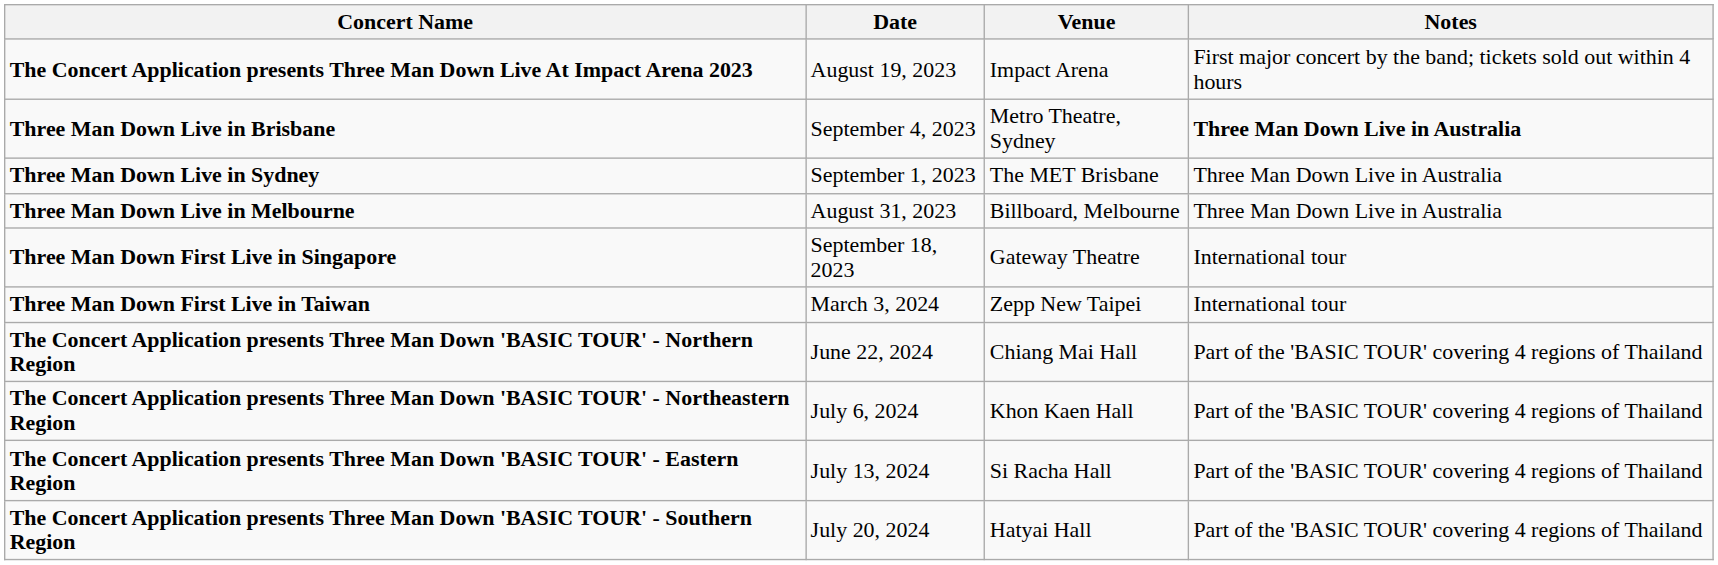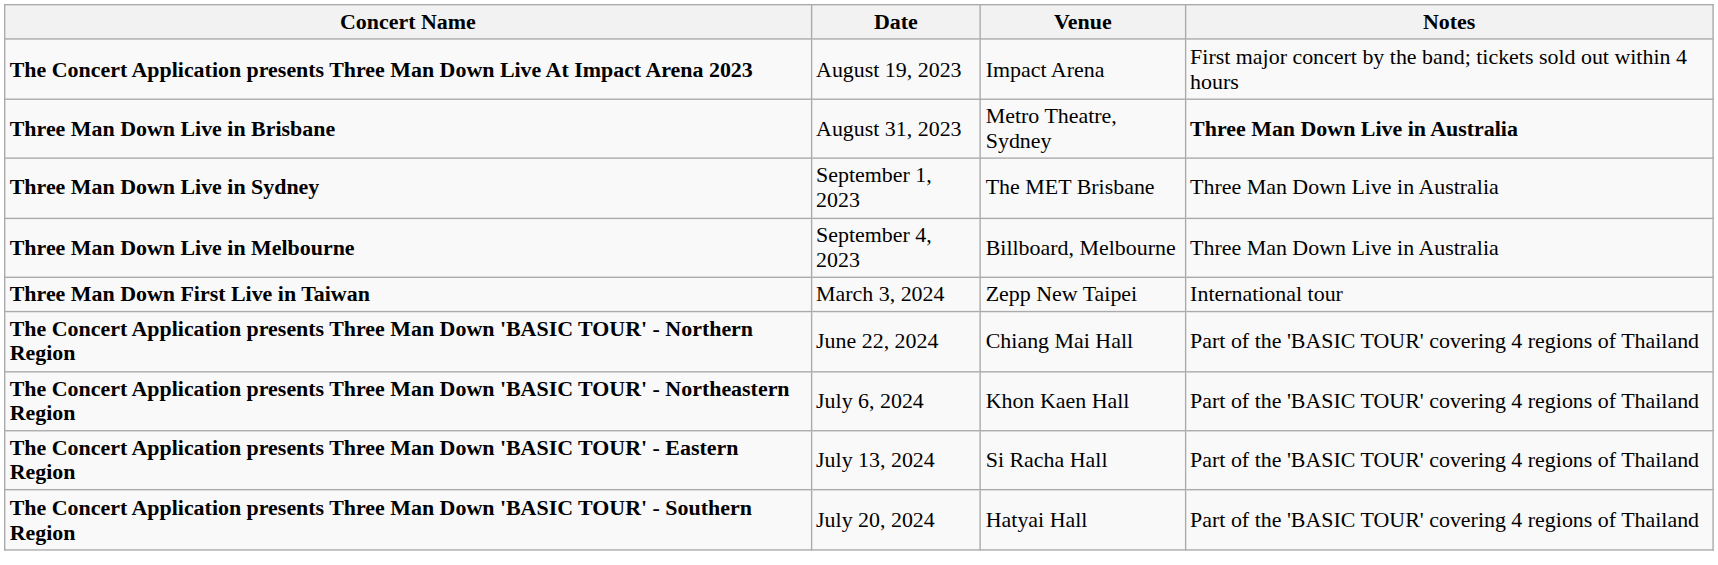(893, 128) September 4, 2023 -> (889, 128) August 31, 2023
(883, 210) August 31, 2023 -> (874, 247) September 4, 2023
- row: (203, 257)
